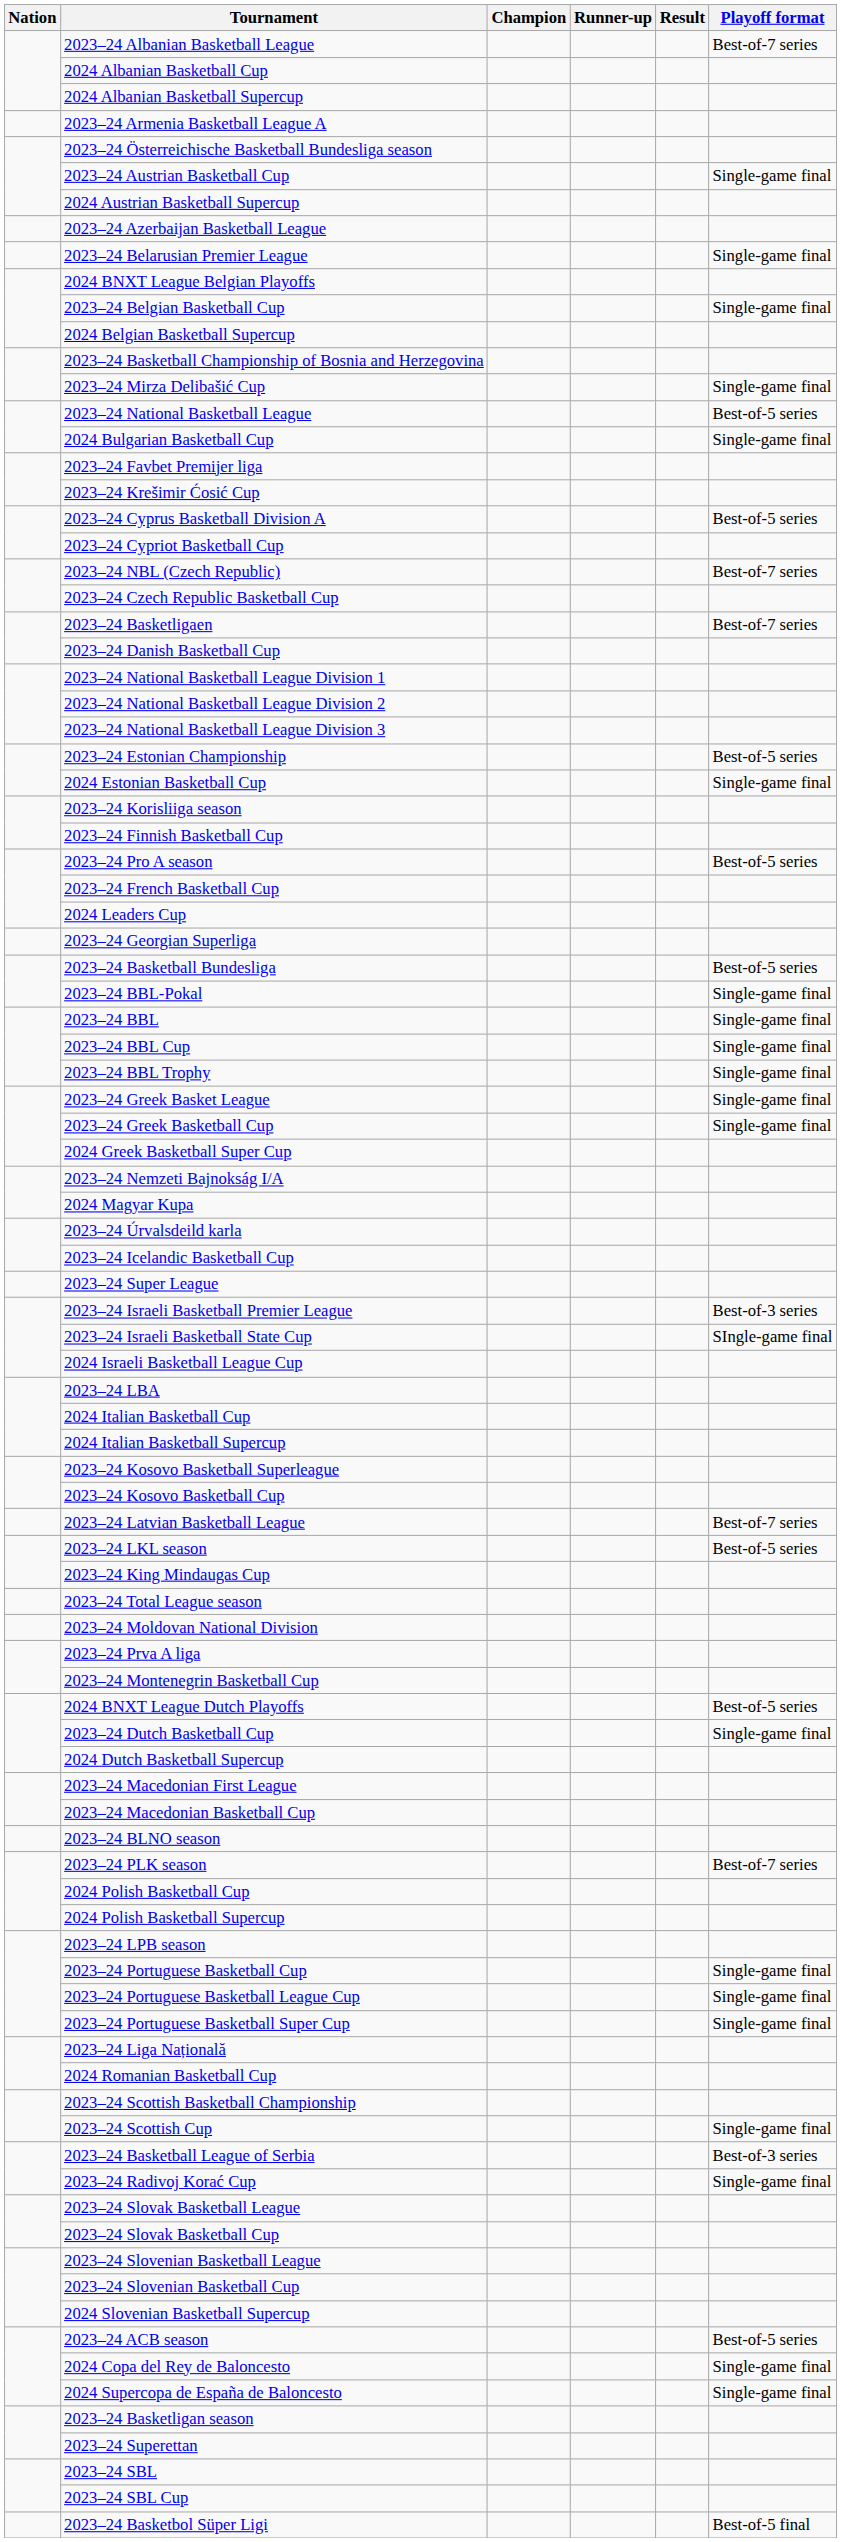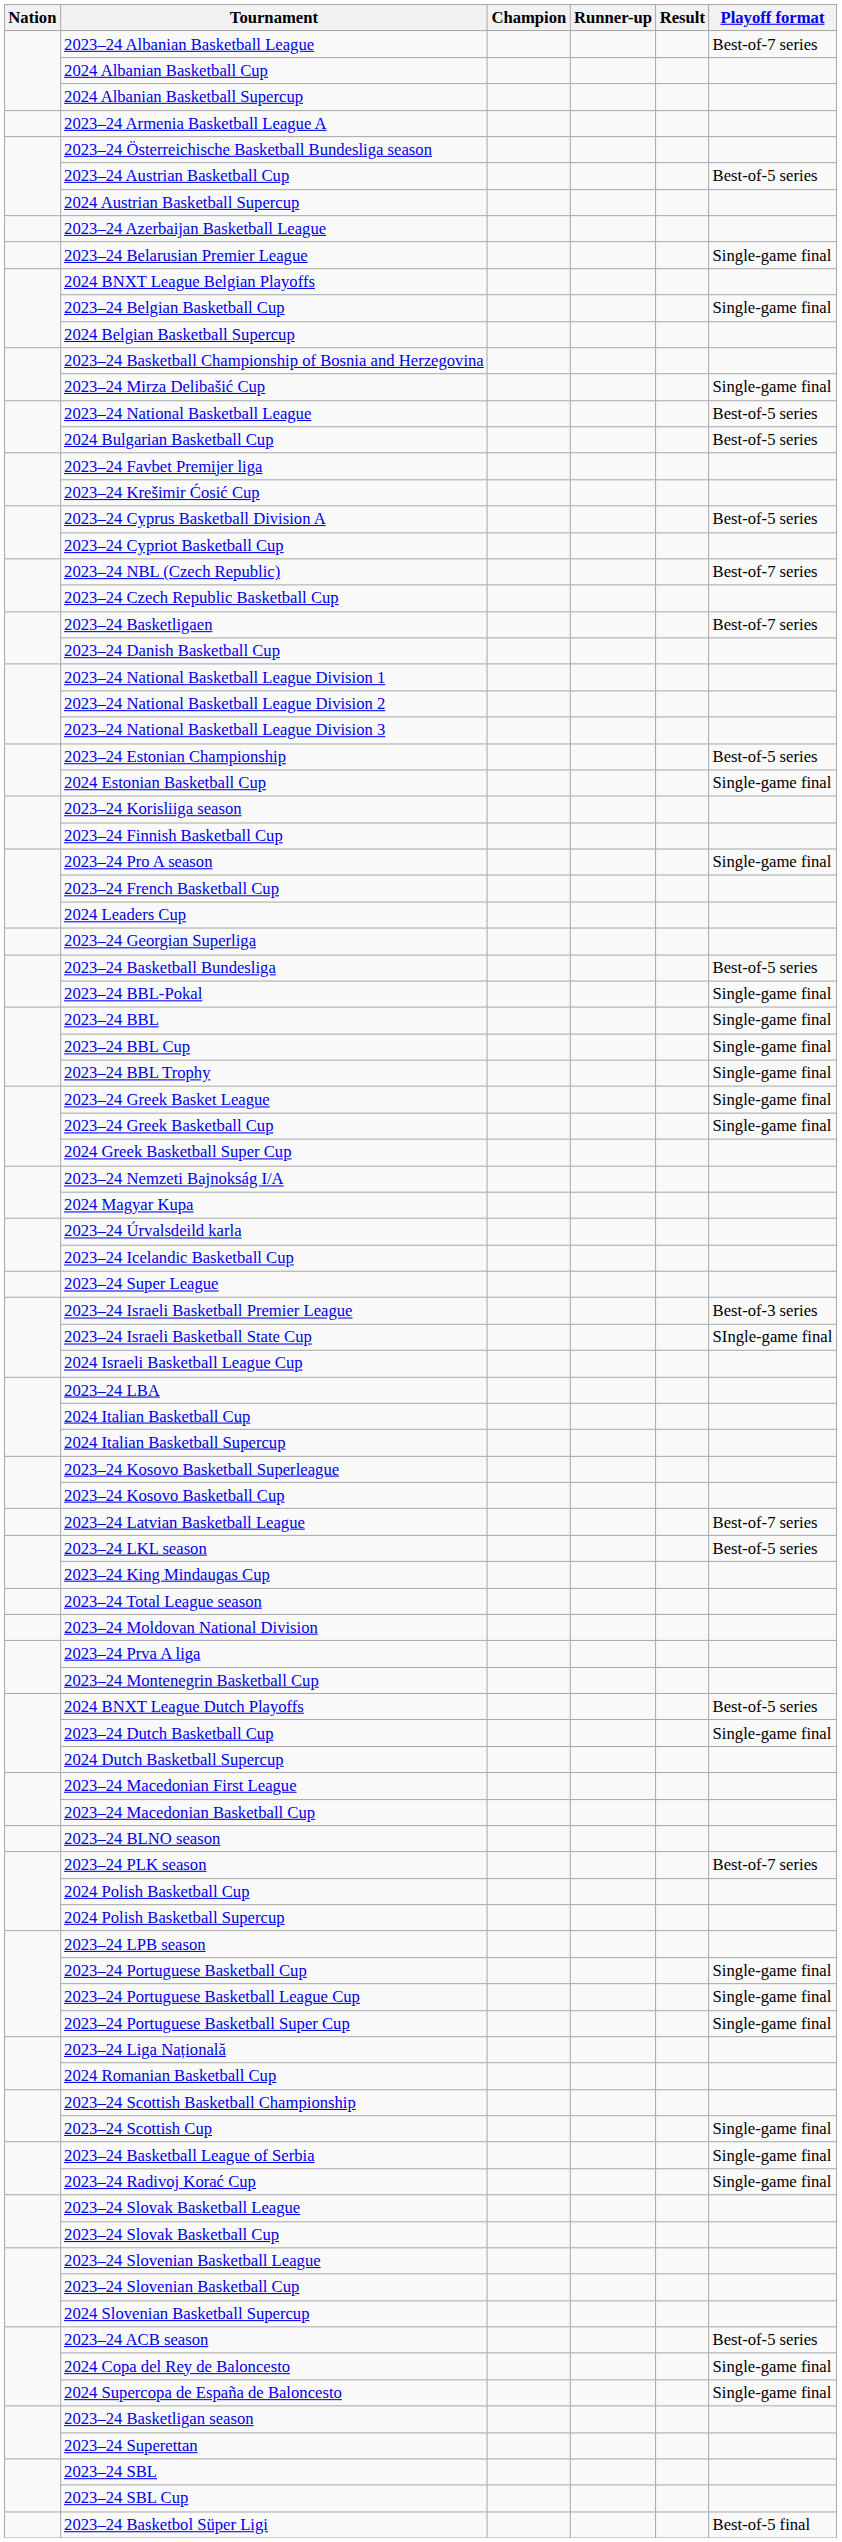(772, 176) Single-game final -> (765, 176) Best-of-5 series
(772, 439) Single-game final -> (765, 439) Best-of-5 series
(765, 862) Best-of-5 series -> (772, 862) Single-game final
(765, 2155) Best-of-3 series -> (772, 2155) Single-game final
